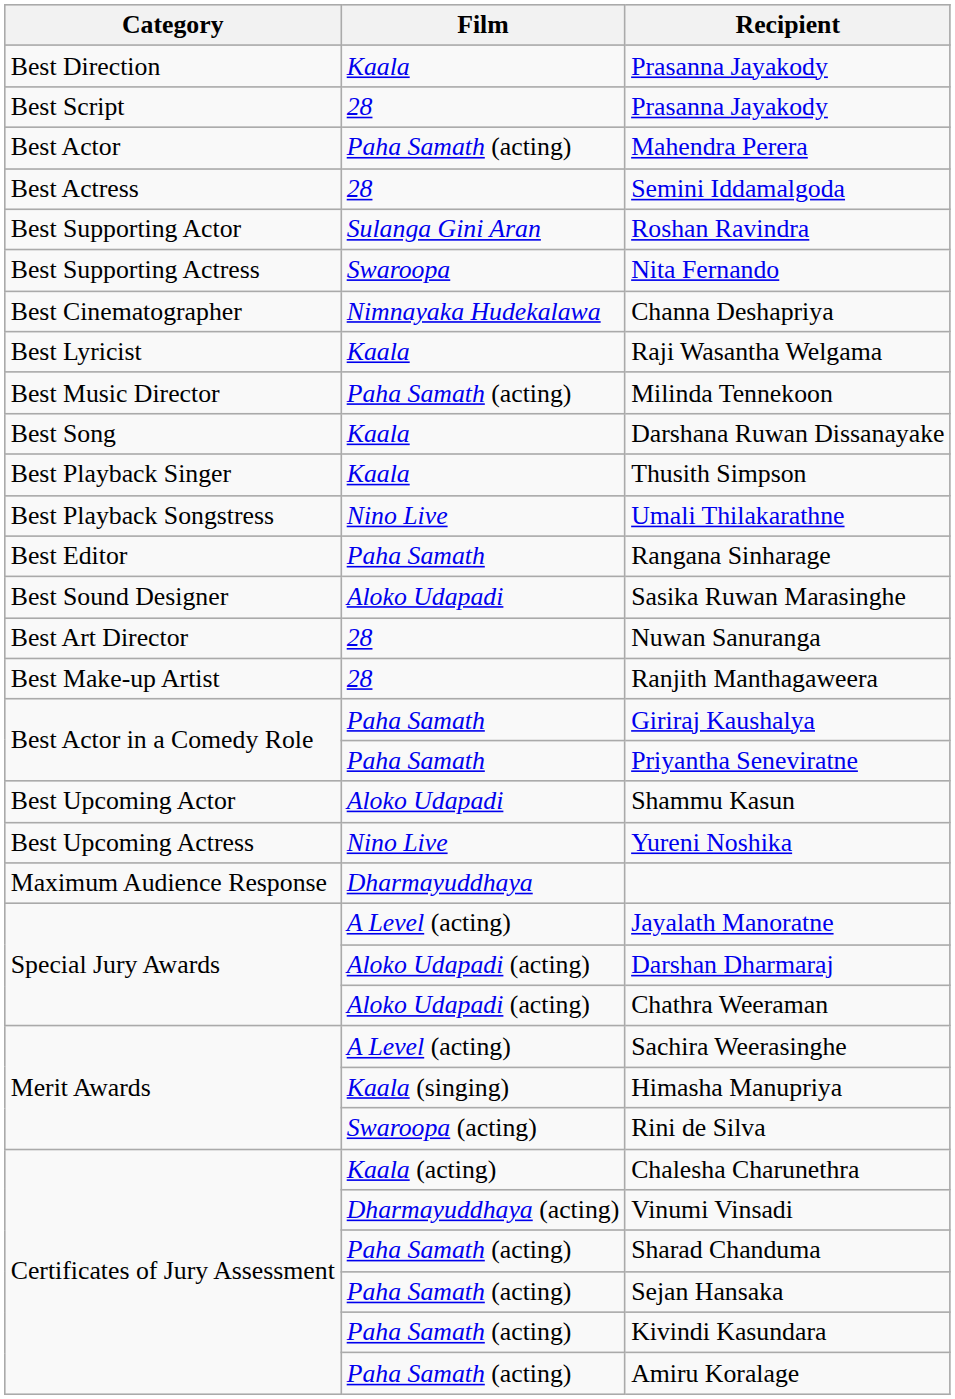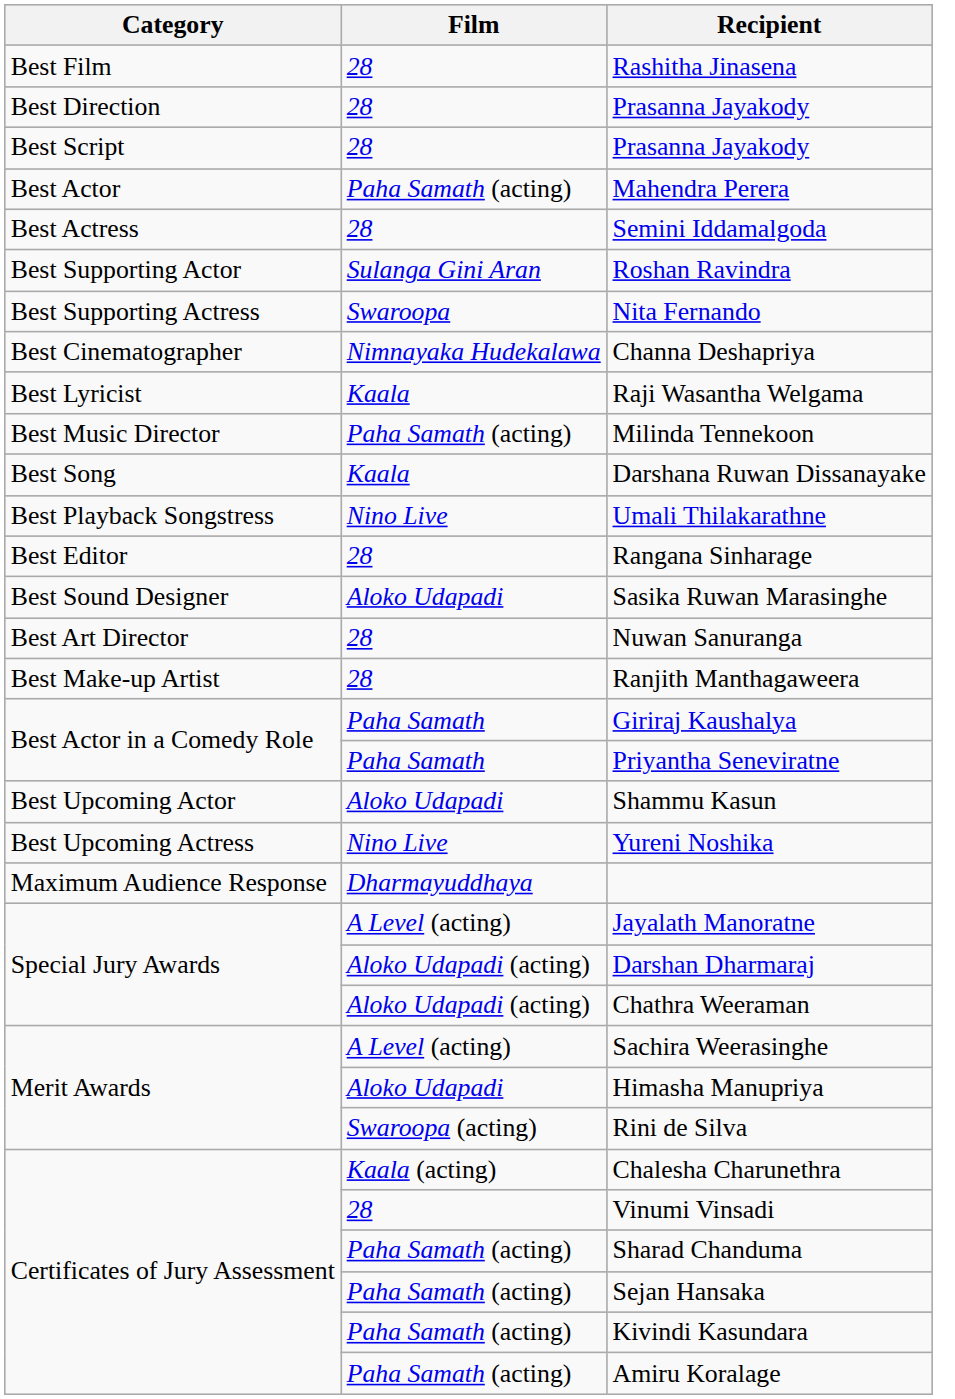+ row: (61, 65)
(378, 65) Kaala -> (360, 106) 28
- row: (121, 474)
(416, 556) Paha Samath -> (360, 556) 28
(428, 1087) Kaala (singing) -> (425, 1087) Aloko Udapadi
(483, 1209) Dharmayuddhaya (acting) -> (360, 1209) 28
